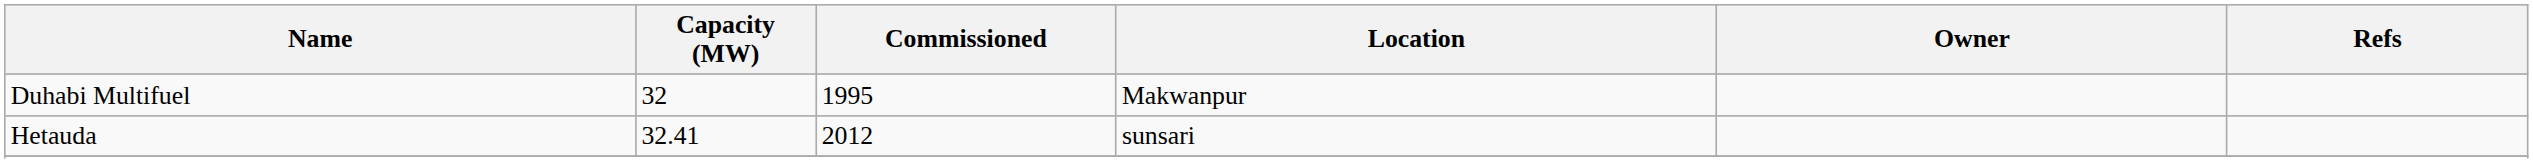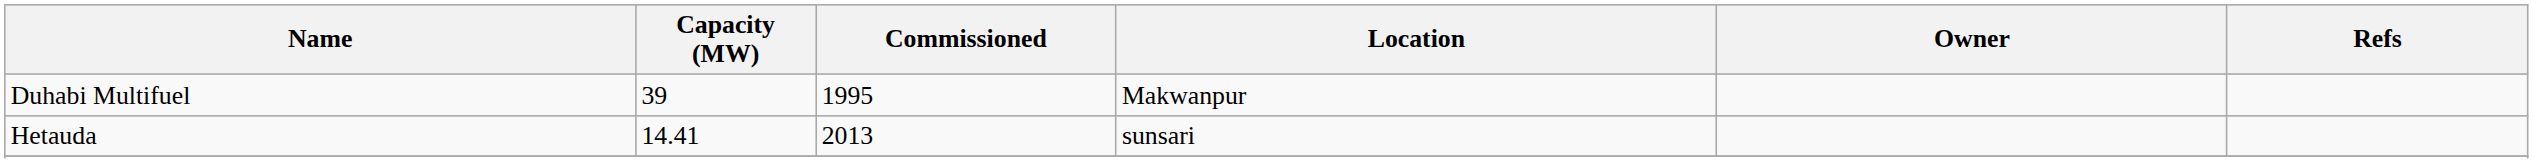(654, 94) 32 -> (654, 94) 39
(670, 135) 32.41 -> (670, 135) 14.41
(847, 135) 2012 -> (847, 135) 2013
